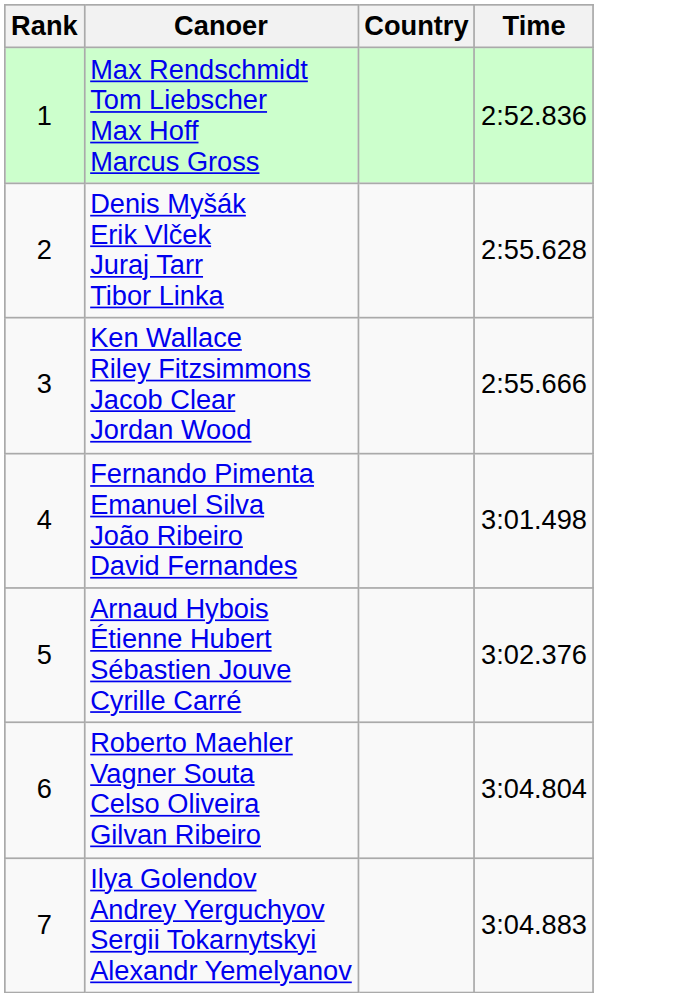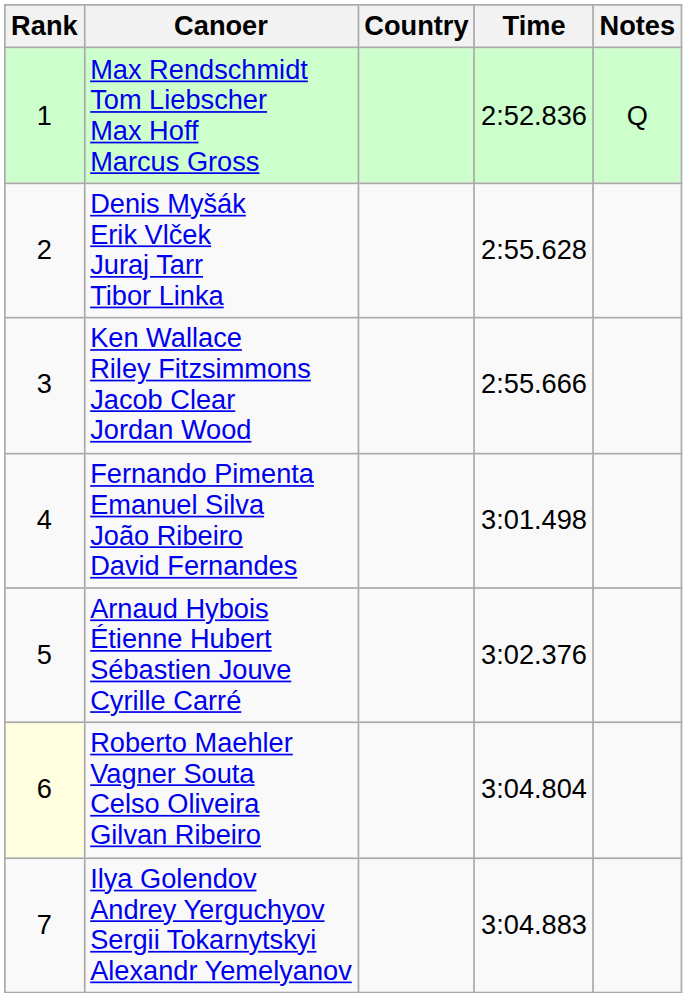+ column: (637, 26)
(44, 789) no background -> (44, 789) lightyellow background
